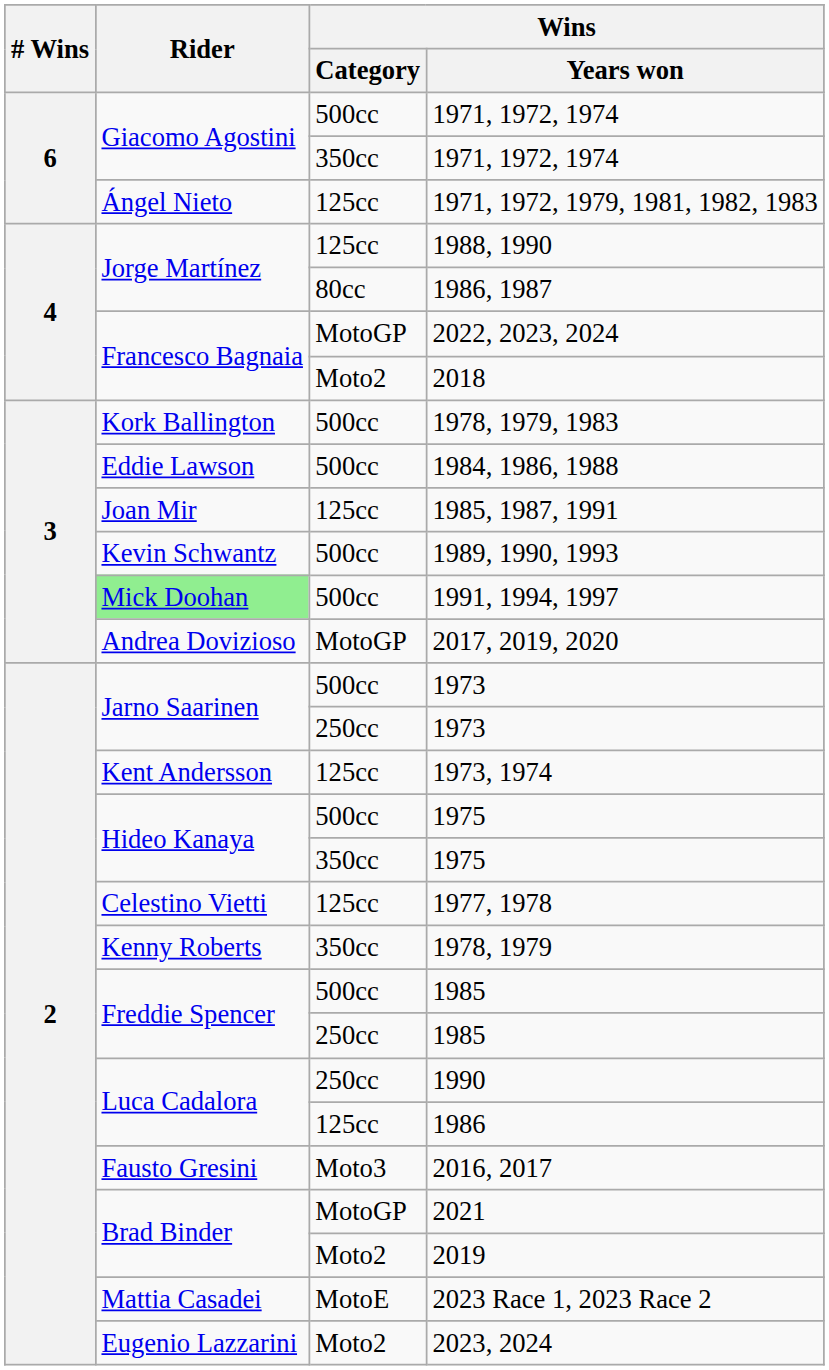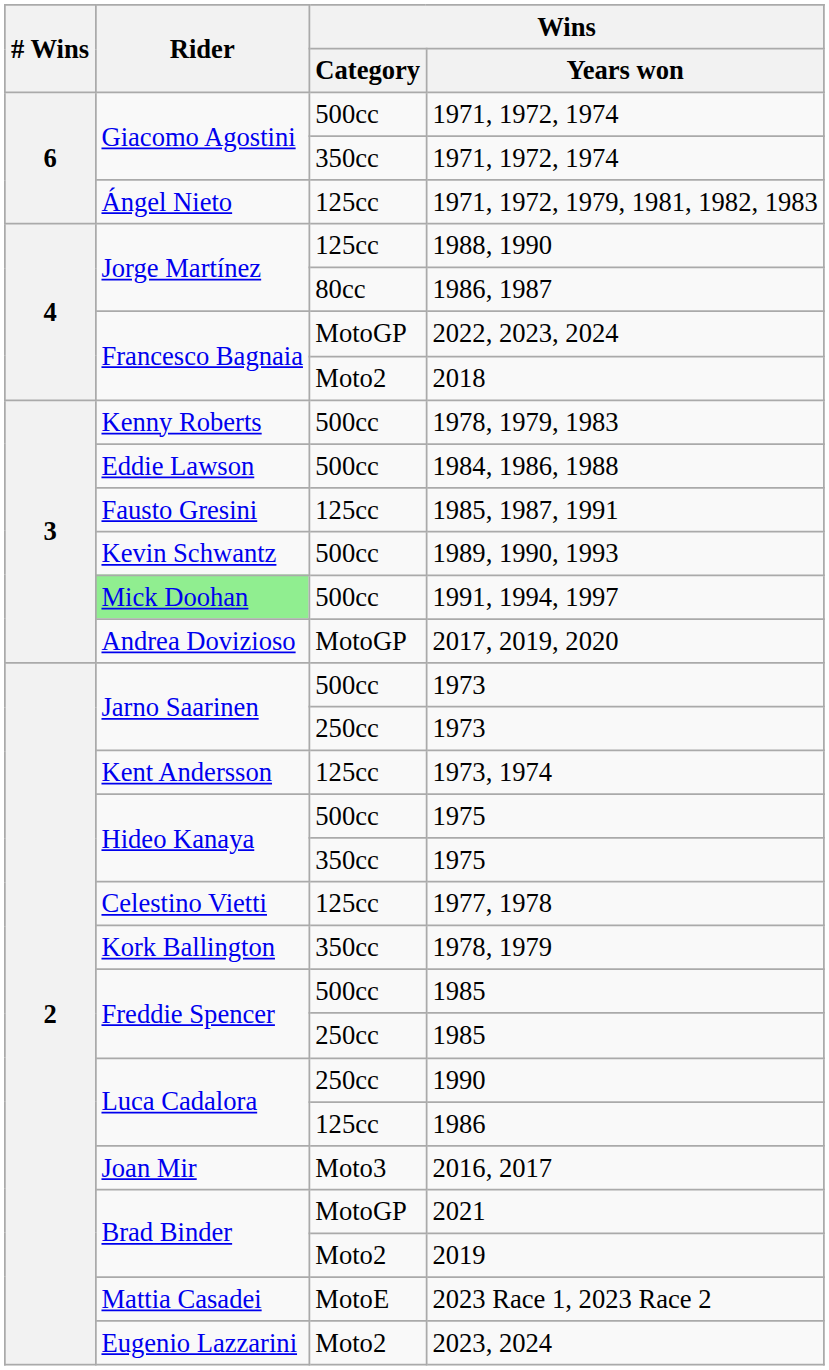(188, 421) Kork Ballington -> (182, 421) Kenny Roberts
(149, 509) Joan Mir -> (179, 509) Fausto Gresini
(182, 947) Kenny Roberts -> (188, 947) Kork Ballington
(179, 1166) Fausto Gresini -> (149, 1166) Joan Mir
